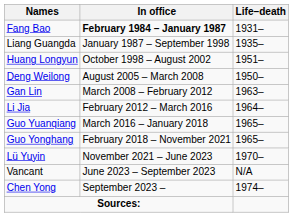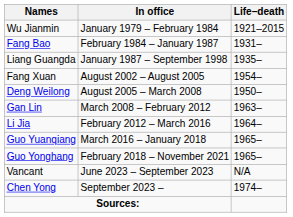+ row: (33, 28)
(154, 28) bold -> (150, 44) normal
- row: (42, 60)
+ row: (31, 76)
- row: (26, 156)
